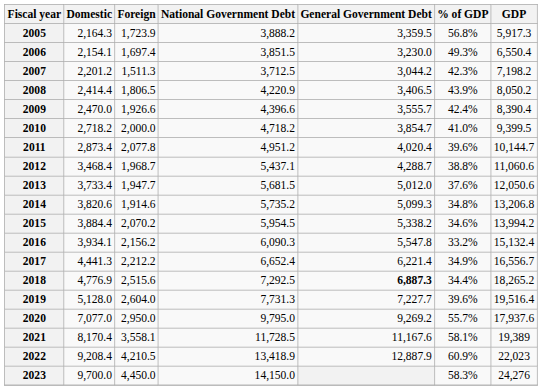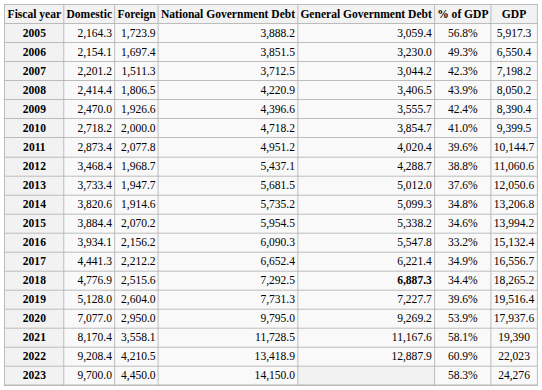(415, 33) 3,359.5 -> (415, 33) 3,059.4
(463, 318) 55.7% -> (463, 318) 53.9%
(514, 337) 19,389 -> (514, 337) 19,390
